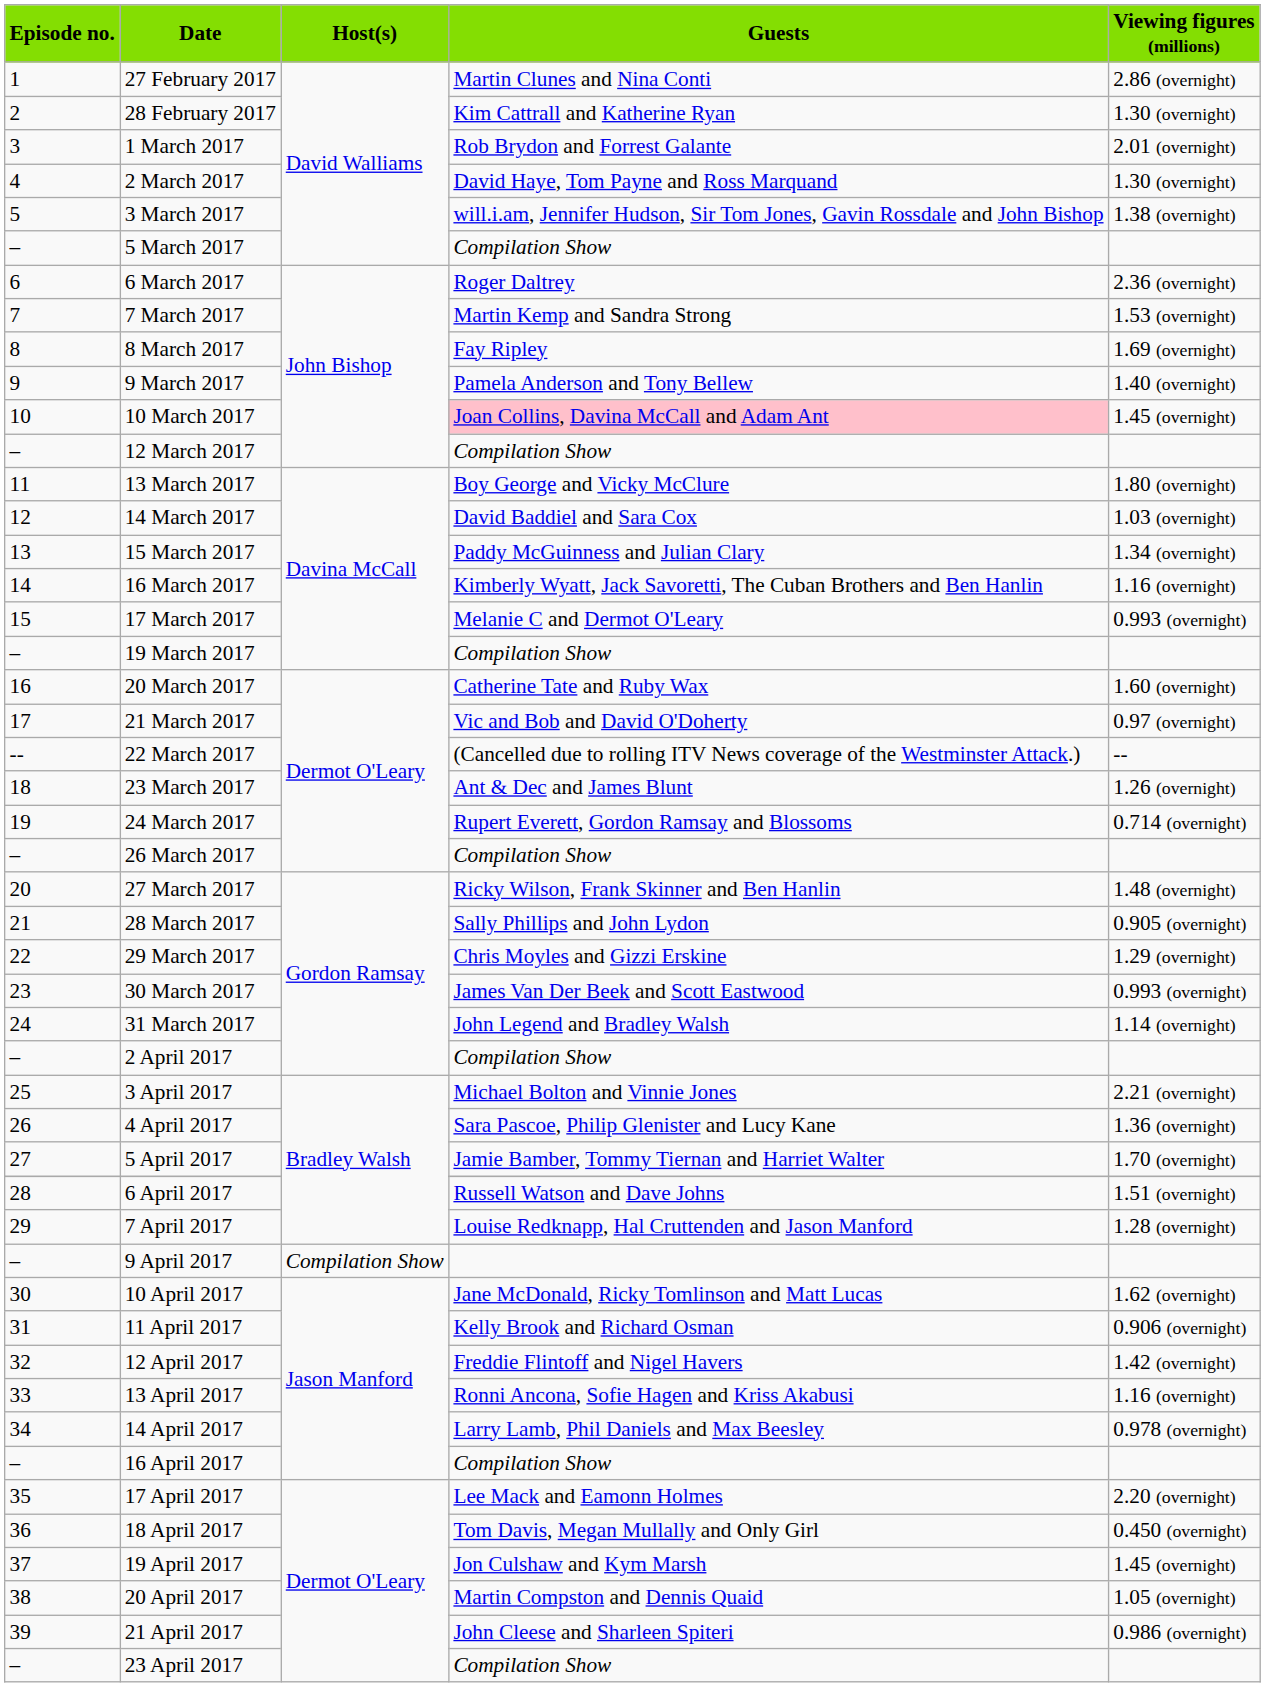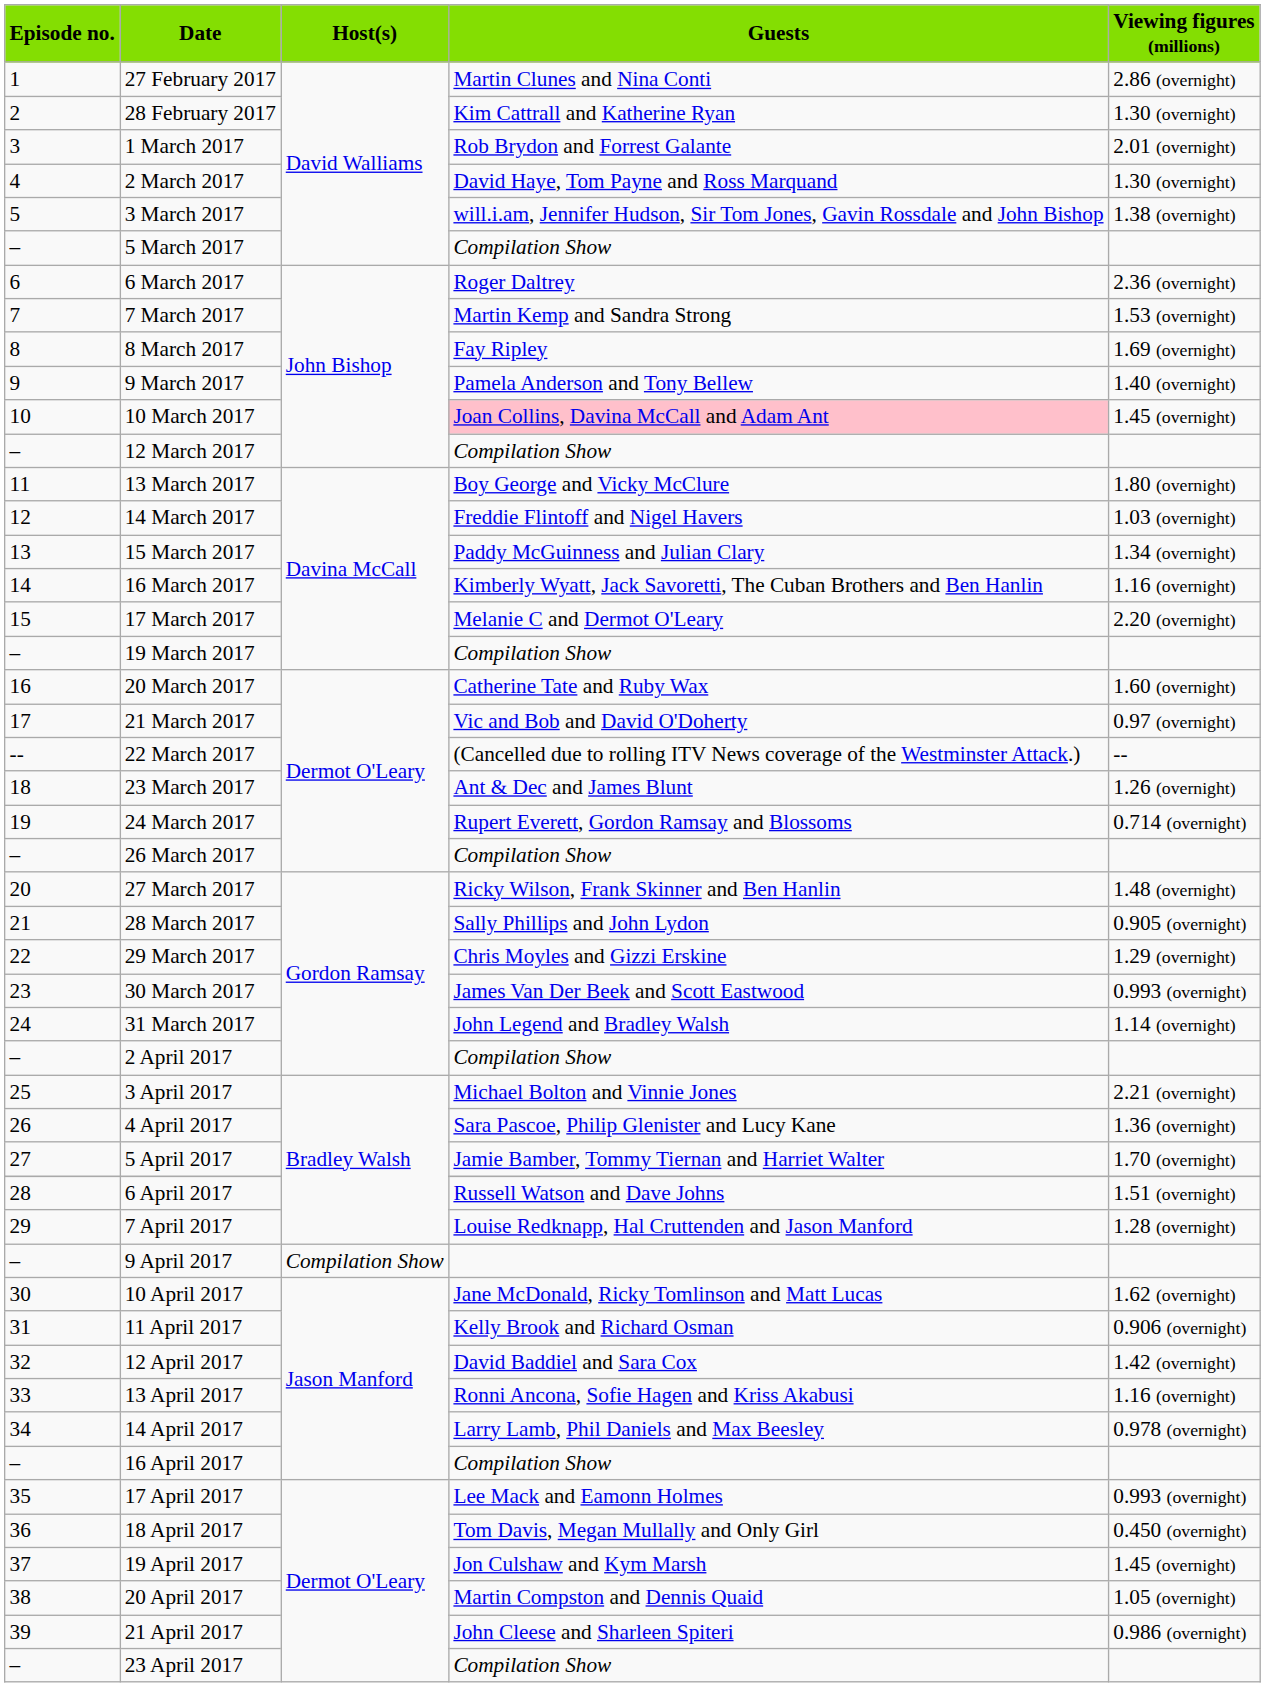(575, 517) David Baddiel and Sara Cox -> (598, 517) Freddie Flintoff and Nigel Havers
(1180, 619) 0.993 (overnight) -> (1175, 619) 2.20 (overnight)
(598, 1361) Freddie Flintoff and Nigel Havers -> (575, 1361) David Baddiel and Sara Cox
(1175, 1496) 2.20 (overnight) -> (1180, 1496) 0.993 (overnight)
